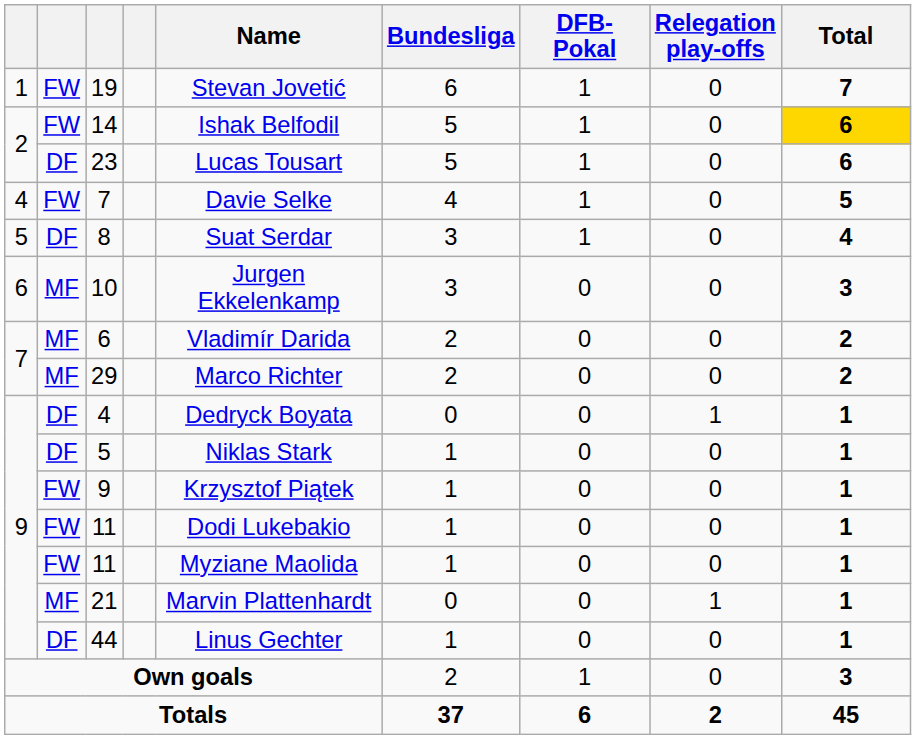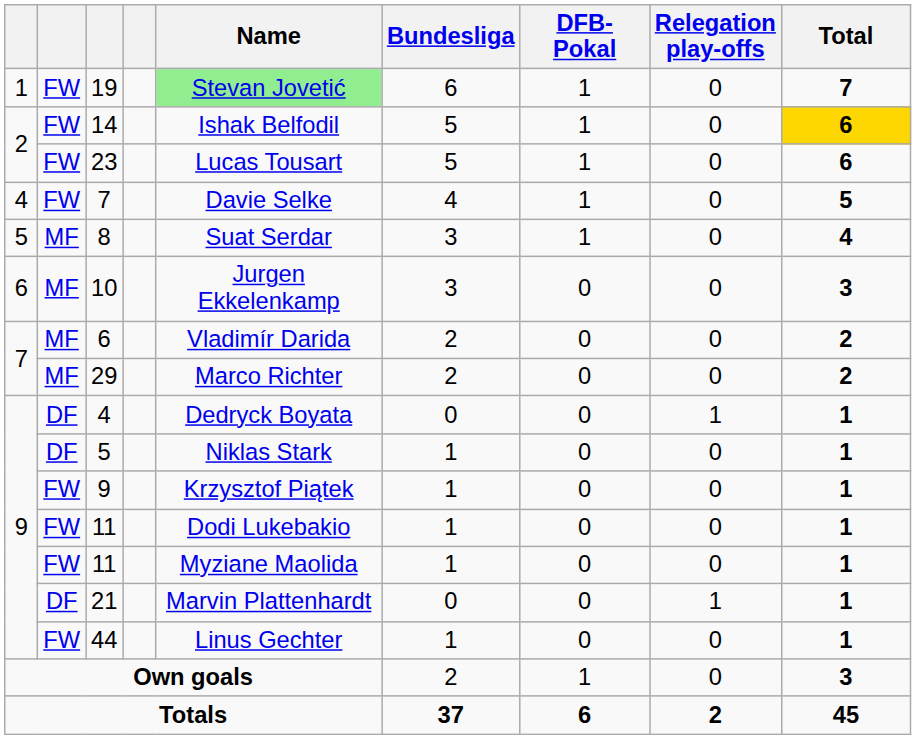(269, 87) no background -> (269, 87) lightgreen background
(62, 162) DF -> (62, 162) FW
(62, 237) DF -> (62, 237) MF
(62, 602) MF -> (62, 602) DF
(62, 639) DF -> (62, 639) FW
